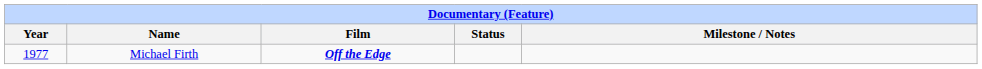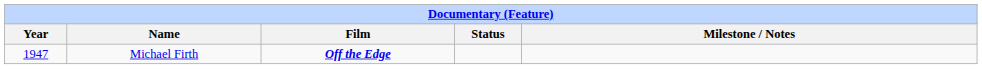(36, 53) 1977 -> (36, 53) 1947
